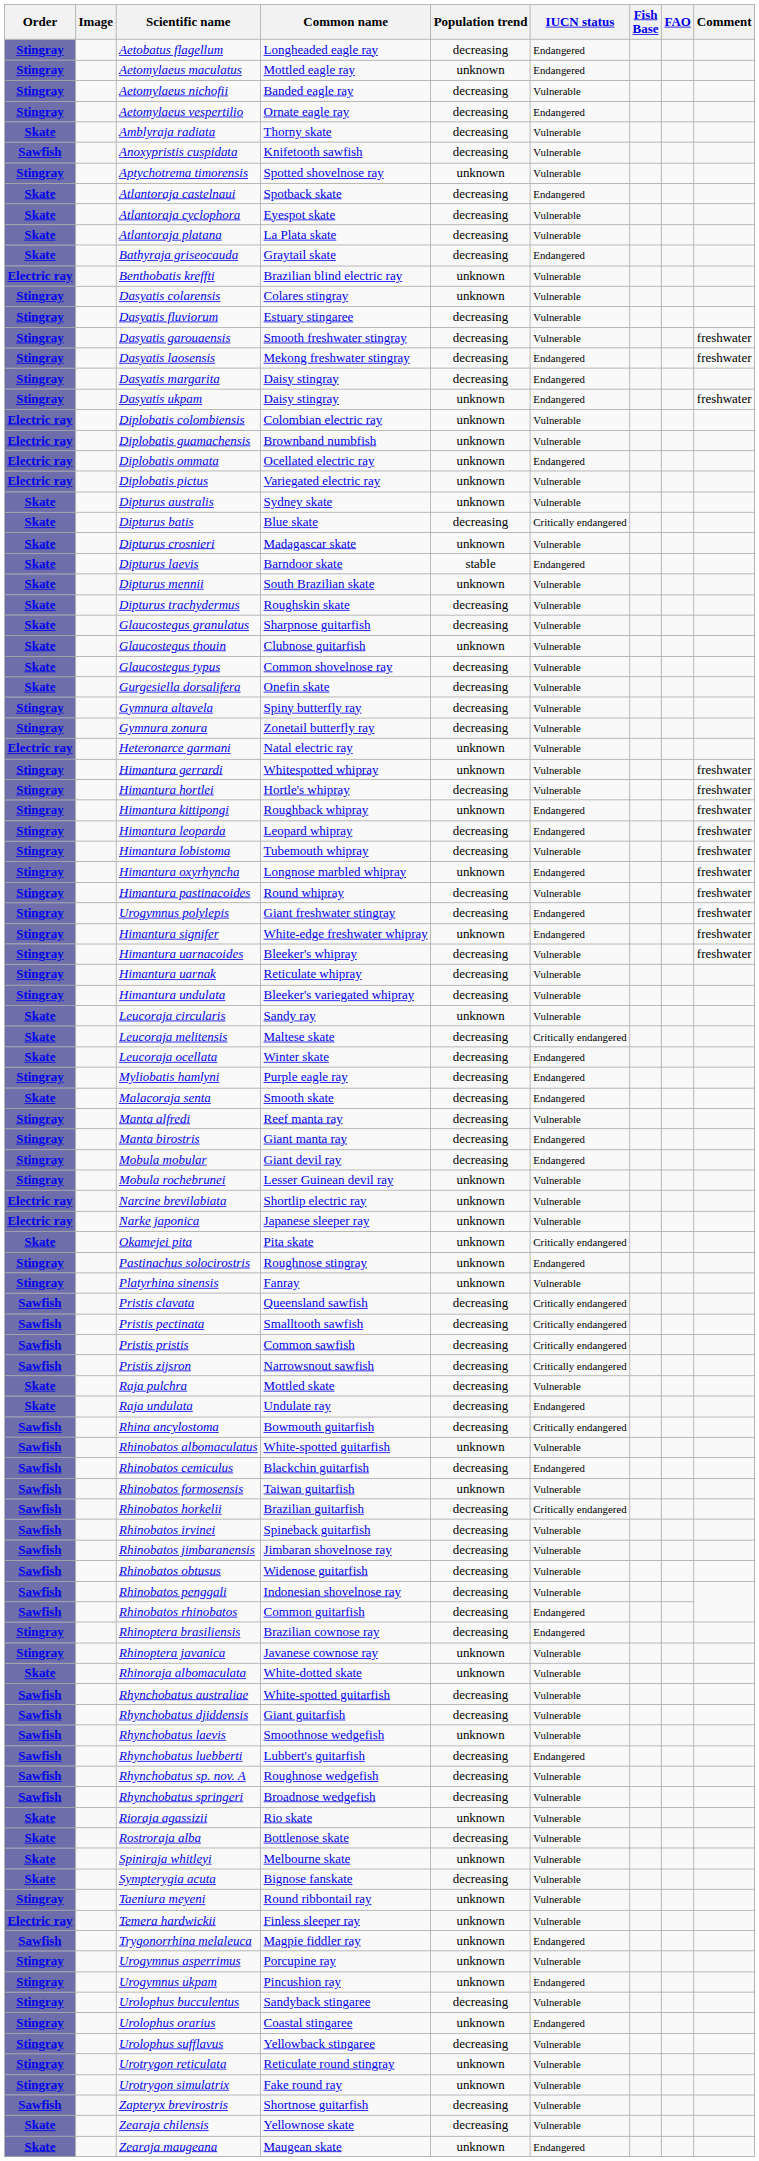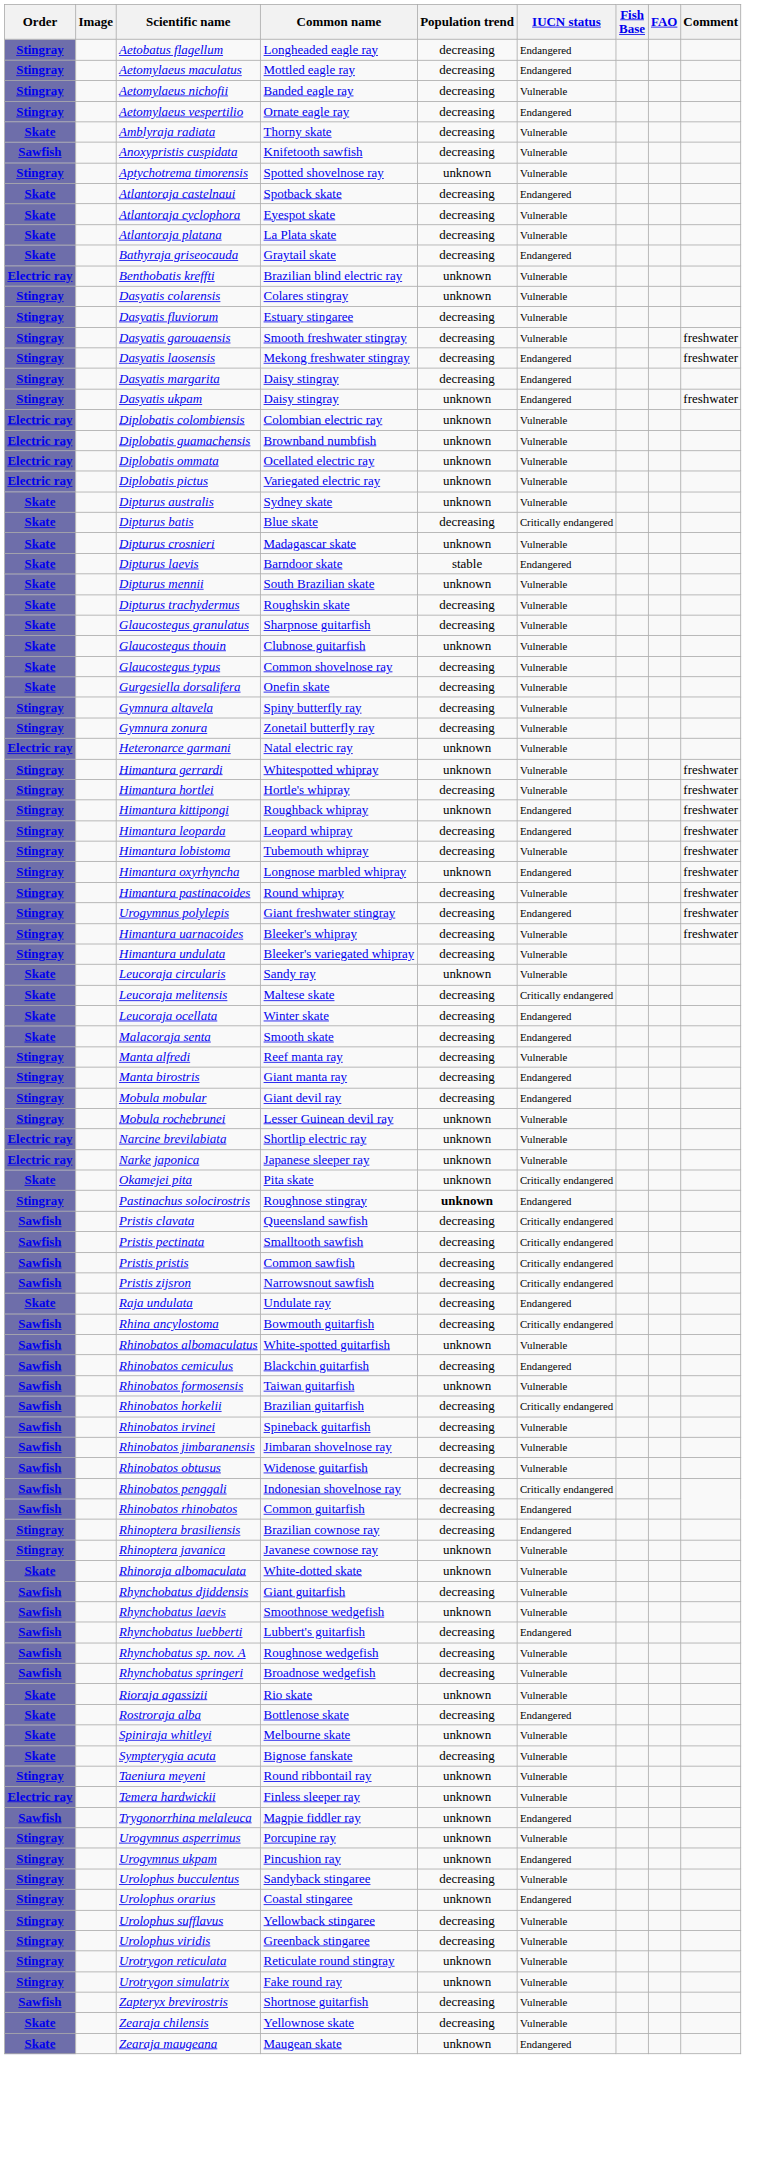(481, 70) unknown -> (467, 70) decreasing
(559, 461) Endangered -> (544, 461) Vulnerable
- row: (169, 933)
- row: (167, 974)
- row: (169, 1077)
(481, 1262) normal -> (467, 1200) bold
- row: (169, 1283)
- row: (153, 1385)
(557, 1592) Vulnerable -> (566, 1489) Critically endangered
- row: (184, 1694)
(557, 1838) Vulnerable -> (546, 1715) Endangered
+ row: (165, 1940)
